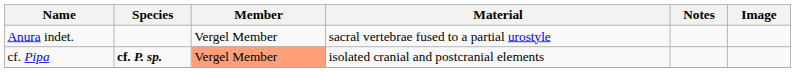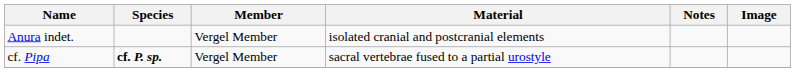(440, 36) sacral vertebrae fused to a partial urostyle -> (436, 36) isolated cranial and postcranial elements
(236, 57) lightsalmon background -> (236, 57) no background
(436, 57) isolated cranial and postcranial elements -> (440, 57) sacral vertebrae fused to a partial urostyle
